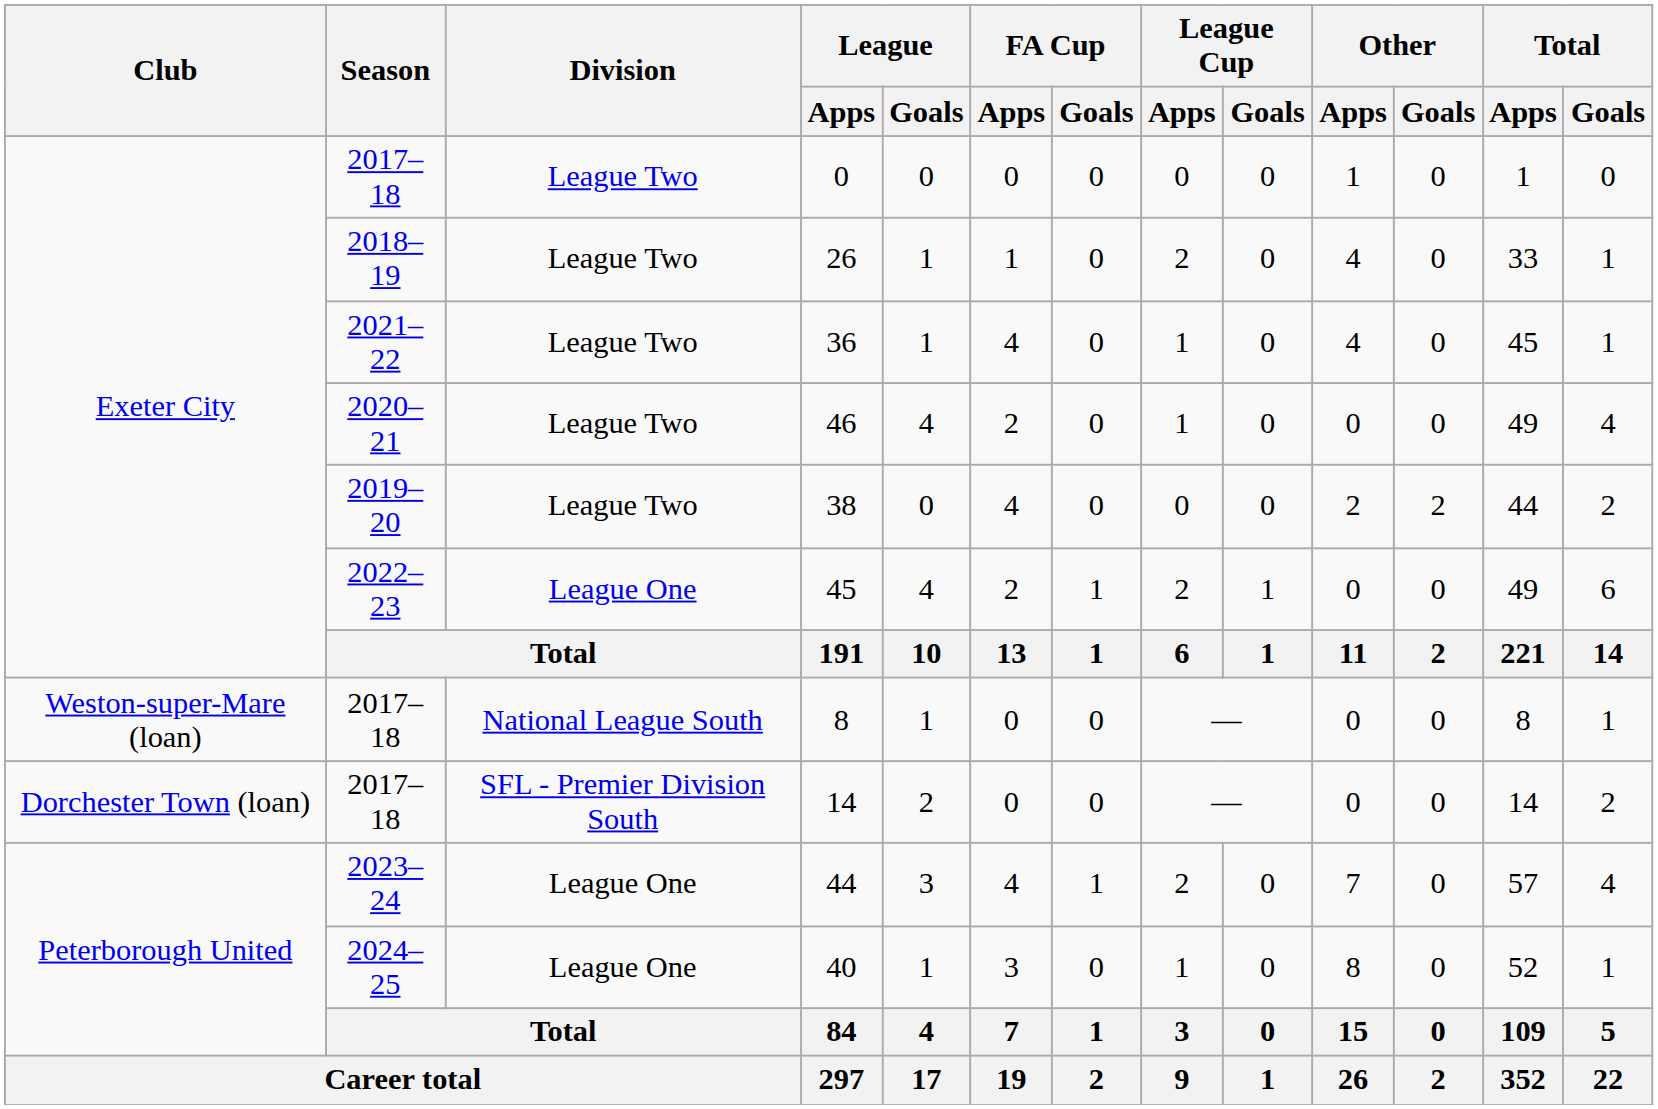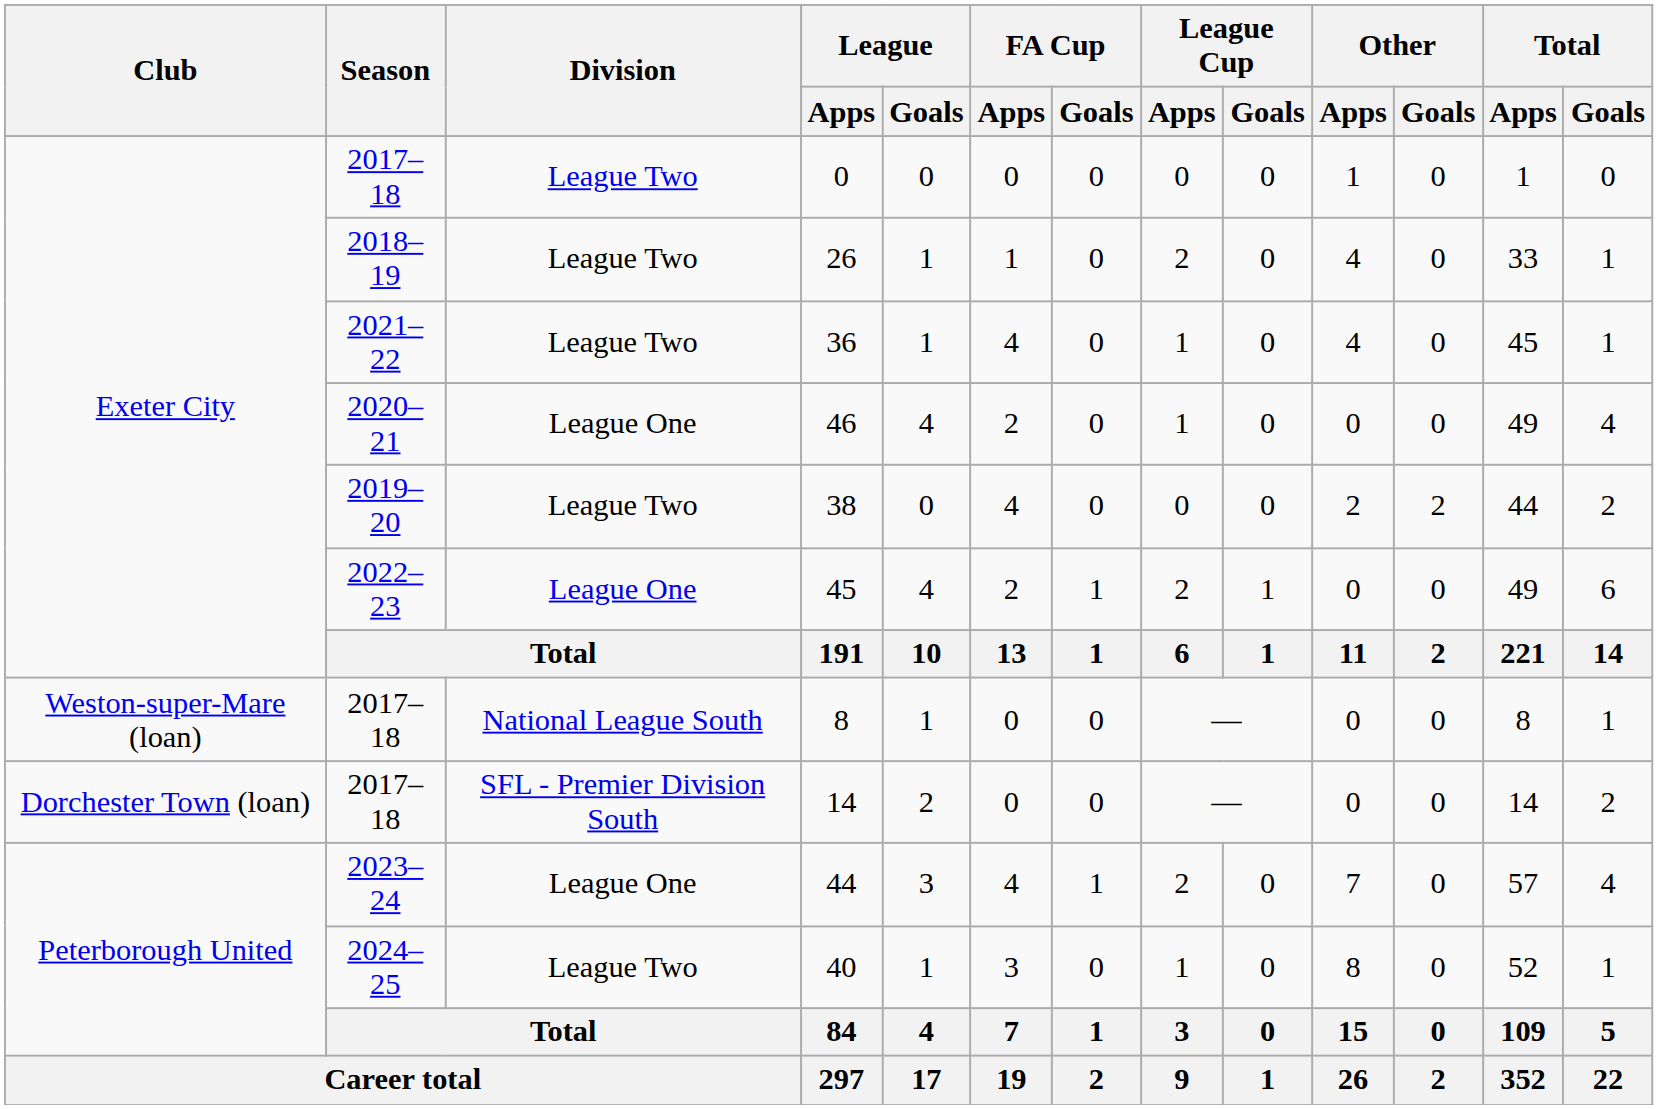(623, 423) League Two -> (623, 423) League One
(623, 966) League One -> (623, 966) League Two
